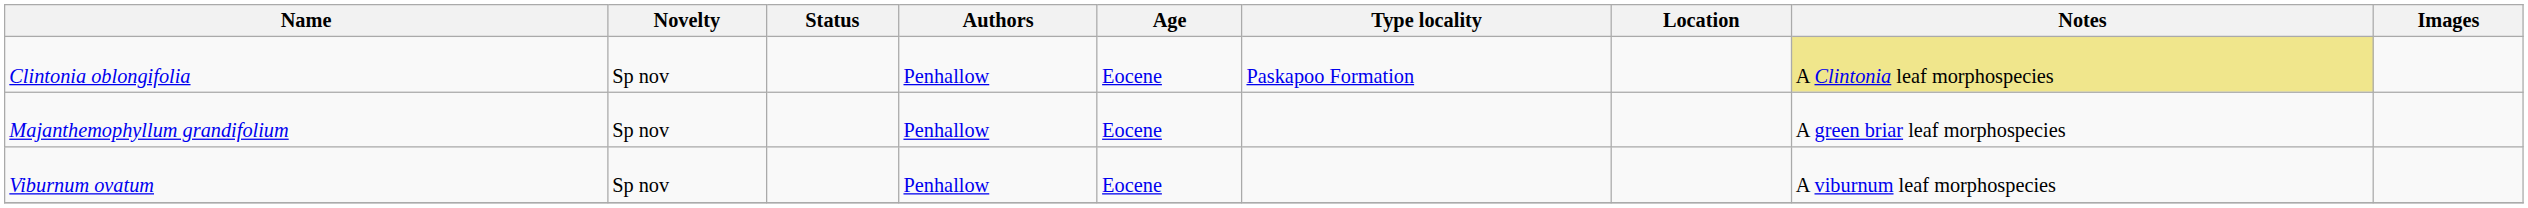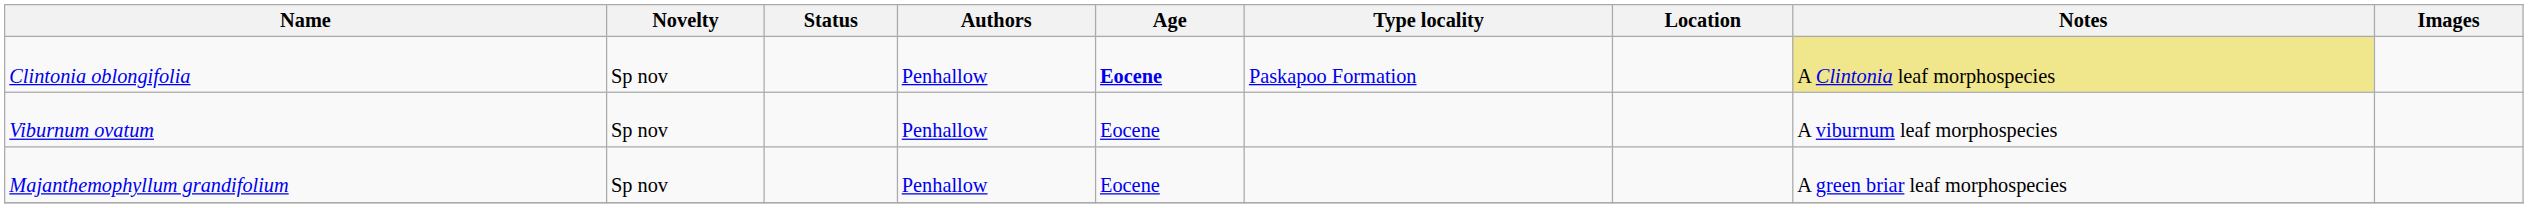(1132, 75) normal -> (1131, 75) bold
rows swapped: (149, 130) <-> (82, 185)
